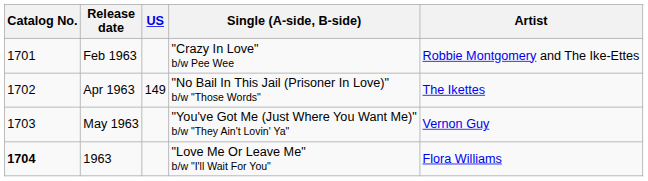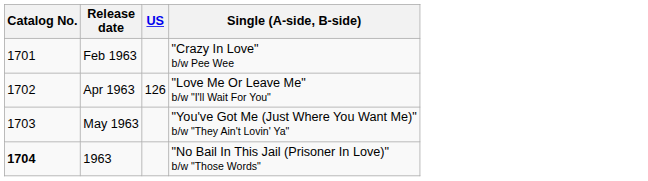- column: (531, 21)
(155, 90) 149 -> (155, 90) 126
(280, 90) "No Bail In This Jail (Prisoner In Love)" b/w "Those Words" -> (239, 90) "Love Me Or Leave Me" b/w "I'll Wait For You"
(239, 158) "Love Me Or Leave Me" b/w "I'll Wait For You" -> (280, 158) "No Bail In This Jail (Prisoner In Love)" b/w "Those Words"
